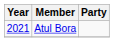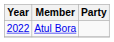(18, 28) 2021 -> (18, 28) 2022
